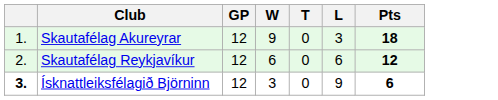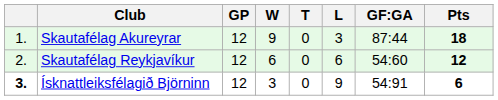+ column: (390, 15)
